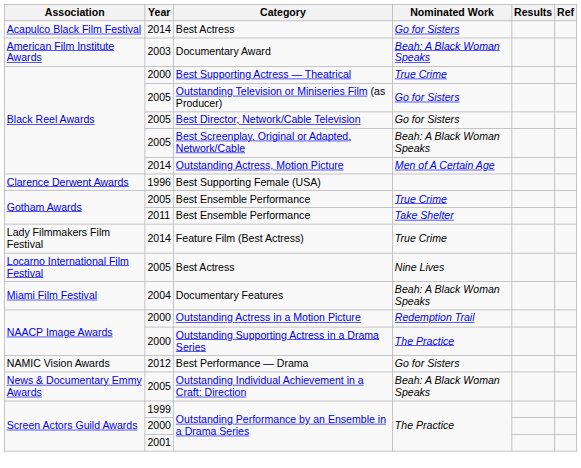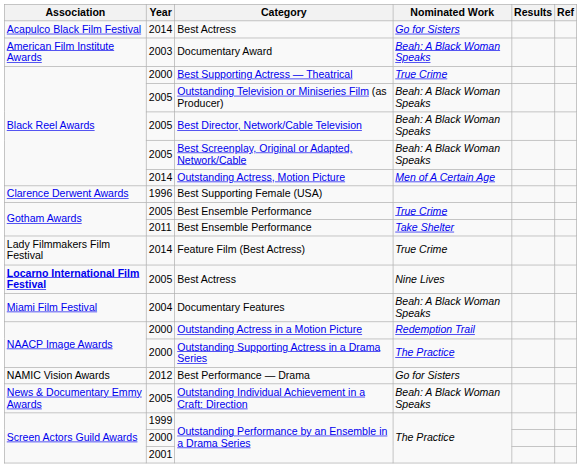(427, 97) Go for Sisters -> (448, 97) Beah: A Black Woman Speaks
(427, 120) Go for Sisters -> (448, 126) Beah: A Black Woman Speaks
(68, 267) normal -> (73, 279) bold
